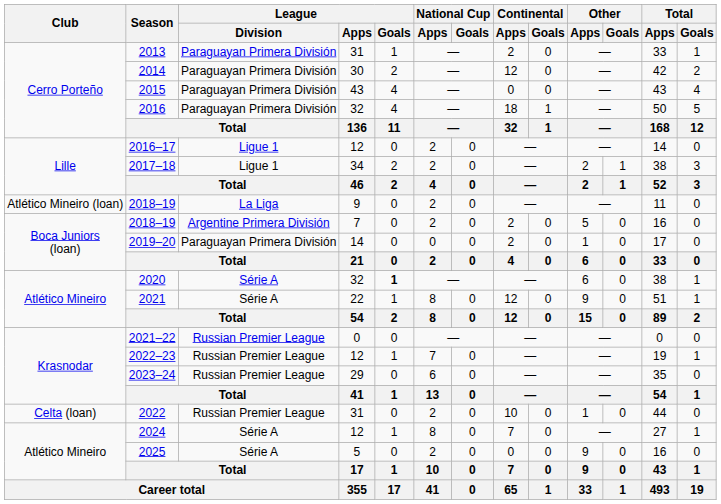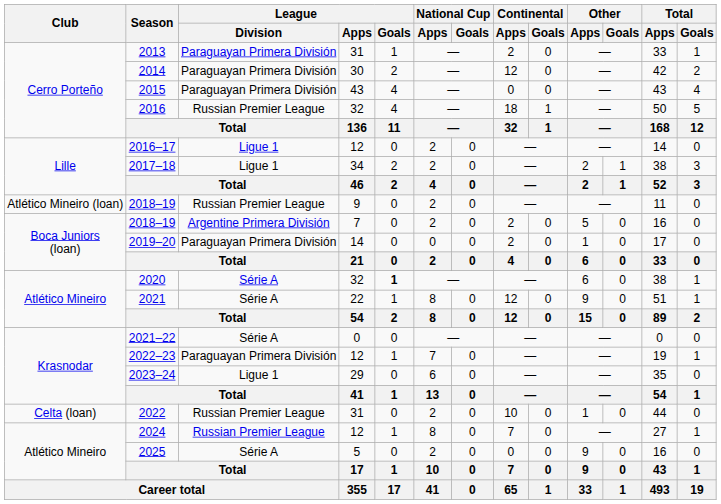(259, 109) Paraguayan Primera División -> (259, 109) Russian Premier League
(259, 204) La Liga -> (259, 204) Russian Premier League
(259, 337) Russian Premier League -> (259, 337) Série A
(259, 356) Russian Premier League -> (259, 356) Paraguayan Primera División
(259, 375) Russian Premier League -> (259, 375) Ligue 1
(259, 432) Série A -> (259, 432) Russian Premier League
